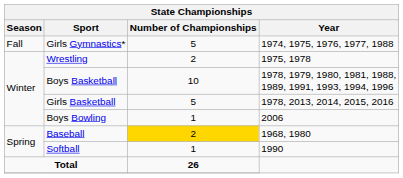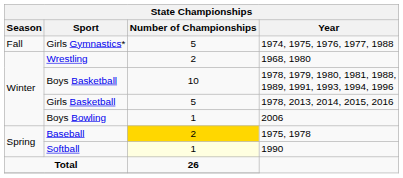(286, 59) 1975, 1978 -> (286, 59) 1968, 1980
(286, 133) 1968, 1980 -> (286, 133) 1975, 1978
(193, 149) no background -> (193, 149) lightyellow background
